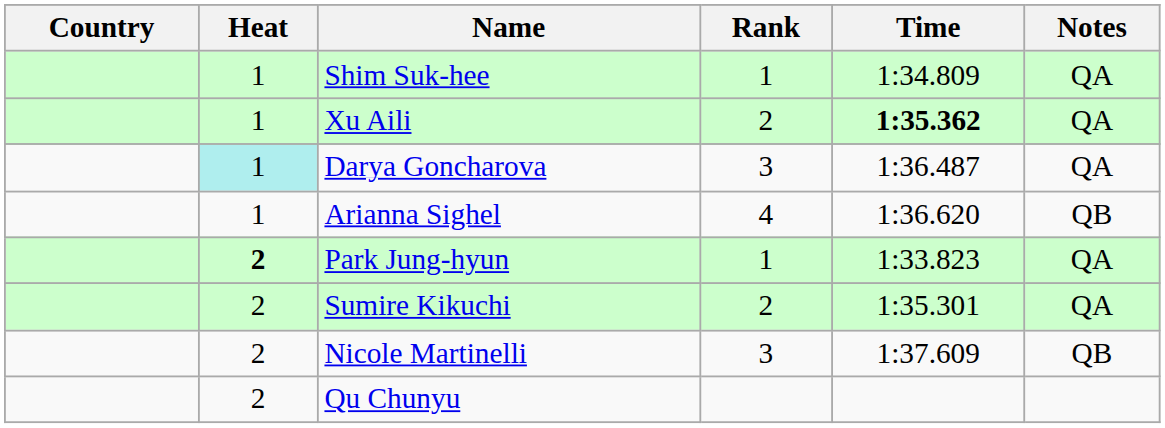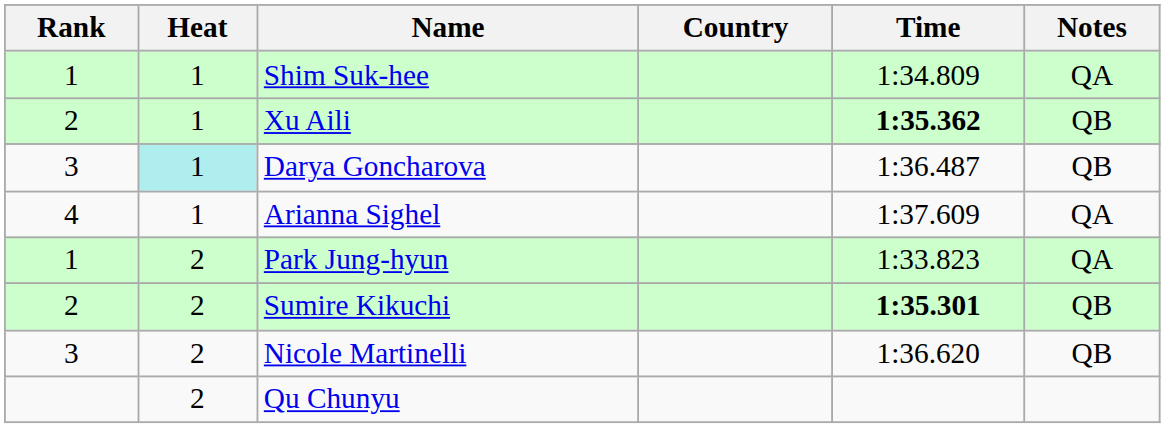columns swapped: (766, 27) <-> (102, 27)
(1092, 120) QA -> (1092, 120) QB
(1092, 167) QA -> (1092, 167) QB
(928, 213) 1:36.620 -> (928, 213) 1:37.609
(1092, 213) QB -> (1092, 213) QA
(258, 259) bold -> (197, 259) normal
(928, 306) normal -> (928, 306) bold
(1092, 306) QA -> (1092, 306) QB
(928, 352) 1:37.609 -> (928, 352) 1:36.620
